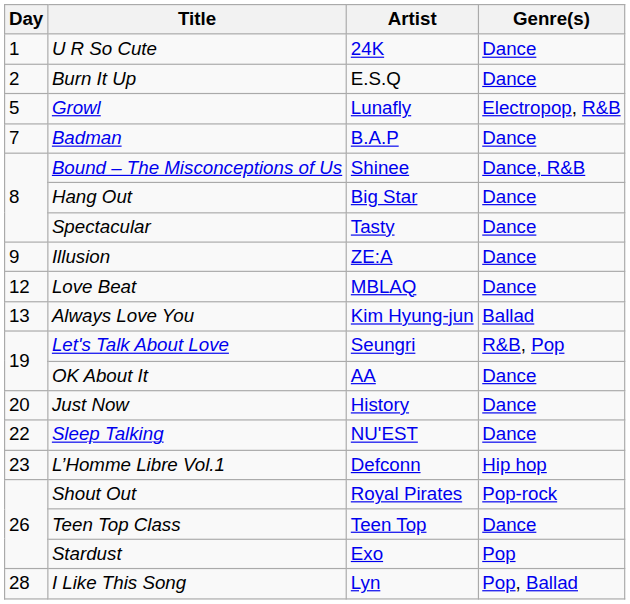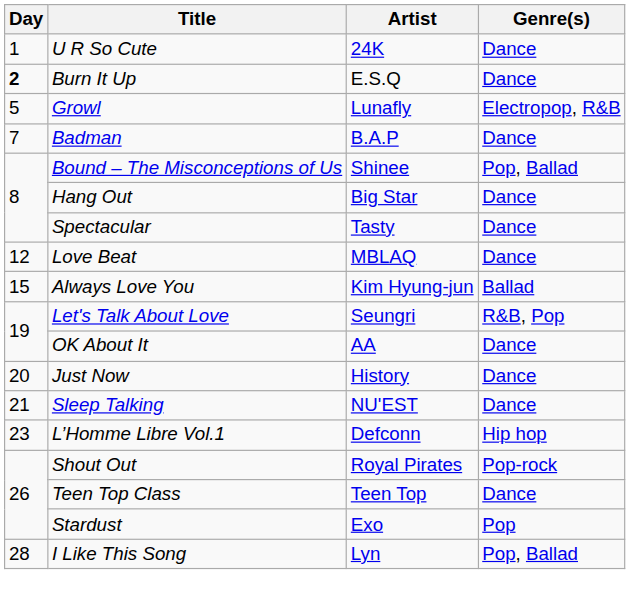(14, 78) normal -> (14, 78) bold
(534, 167) Dance, R&B -> (530, 167) Pop, Ballad
- row: (81, 256)
(19, 316) 13 -> (19, 286) 15
(19, 434) 22 -> (19, 405) 21
